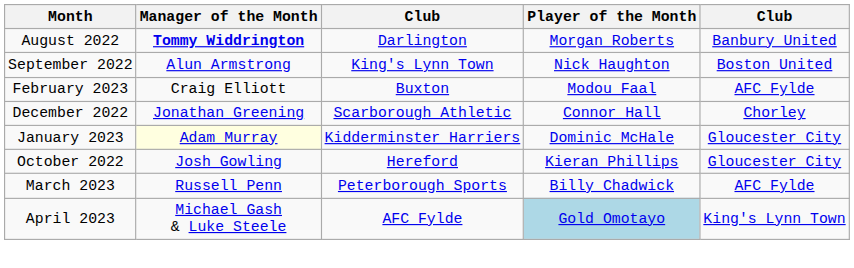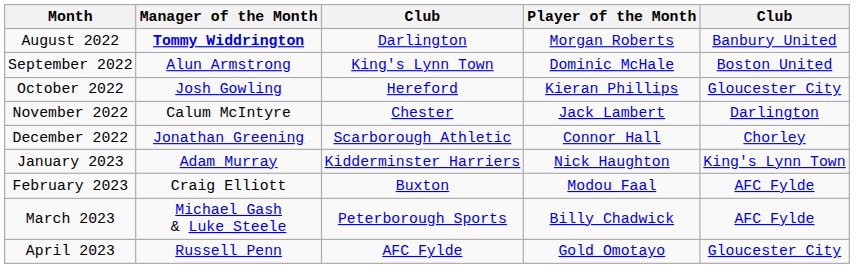(612, 65) Nick Haughton -> (612, 65) Dominic McHale
rows swapped: (70, 162) <-> (70, 89)
+ row: (70, 113)
(229, 137) lightyellow background -> (229, 162) no background
(612, 137) Dominic McHale -> (612, 162) Nick Haughton
(774, 137) Gloucester City -> (775, 162) King's Lynn Town
(229, 186) Russell Penn -> (229, 218) Michael Gash & Luke Steele
(229, 218) Michael Gash & Luke Steele -> (229, 251) Russell Penn
(612, 218) lightblue background -> (612, 251) no background
(775, 218) King's Lynn Town -> (774, 251) Gloucester City
